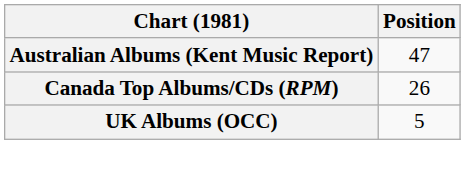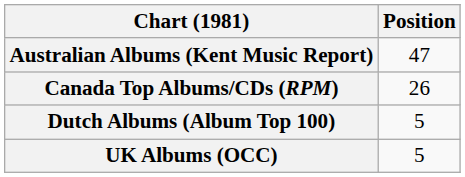+ row: (191, 121)
